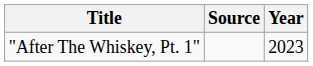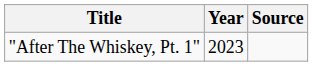columns swapped: (286, 18) <-> (234, 18)
